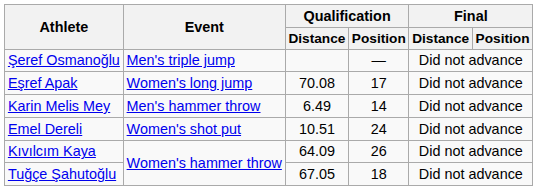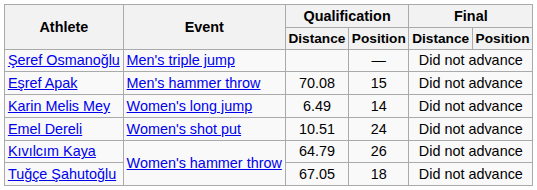(189, 83) Women's long jump -> (194, 83) Men's hammer throw
(379, 83) 17 -> (379, 83) 15
(194, 106) Men's hammer throw -> (189, 106) Women's long jump
(317, 151) 64.09 -> (317, 151) 64.79
